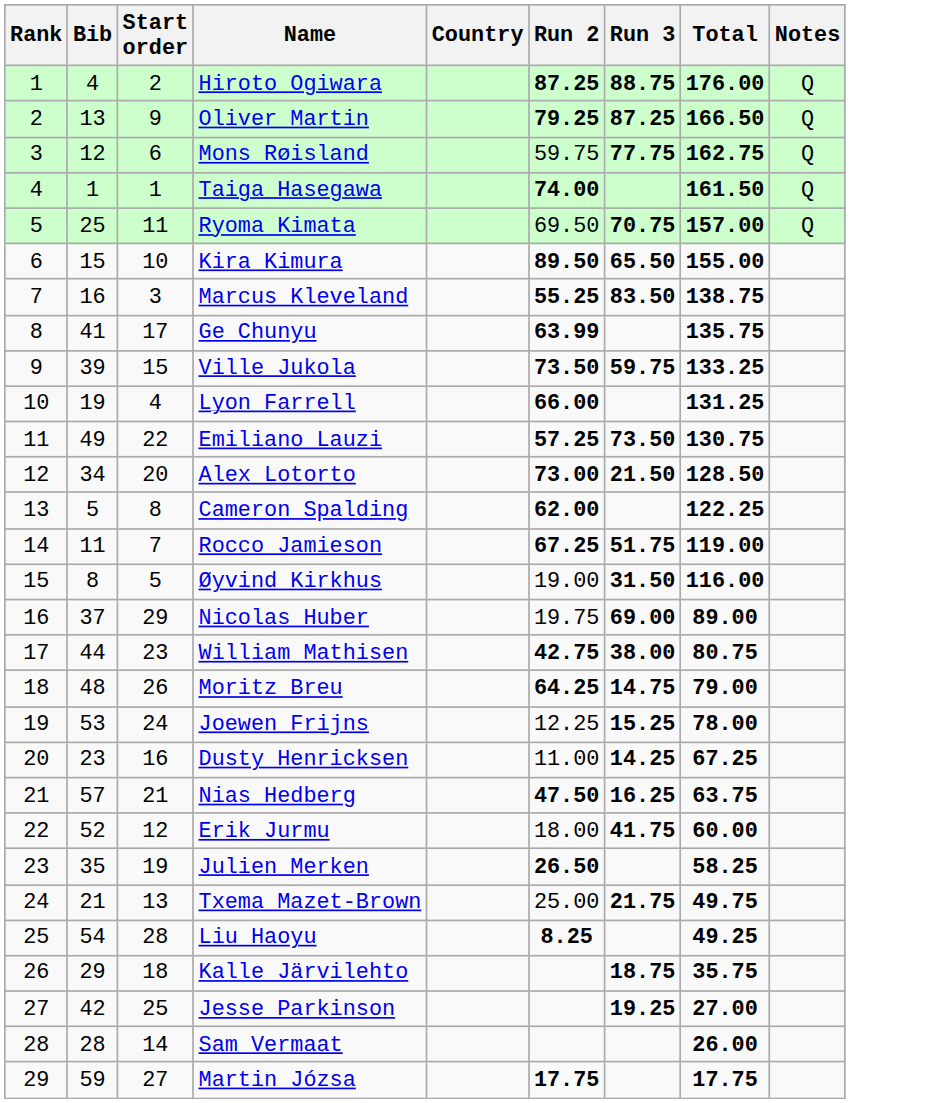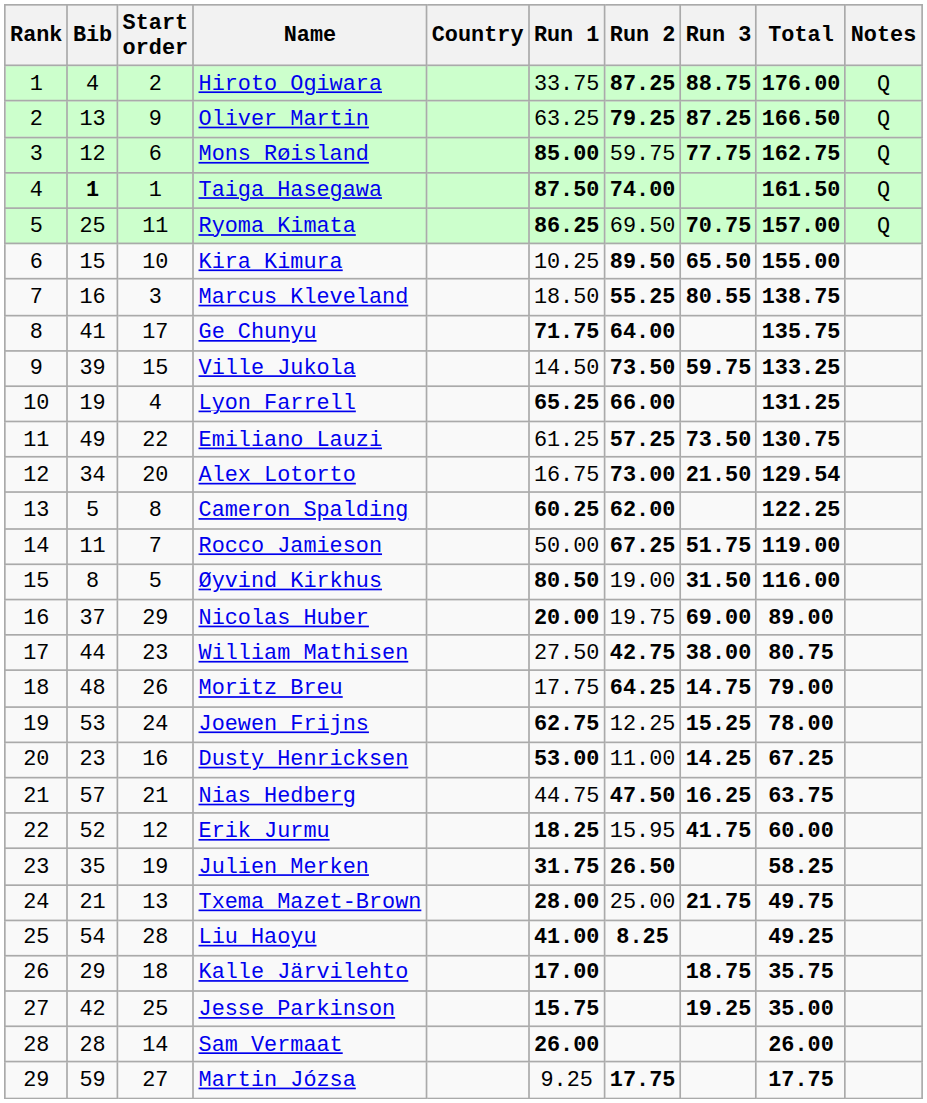+ column: (567, 35)
(93, 190) normal -> (93, 190) bold
(643, 297) 83.50 -> (719, 297) 80.55
(567, 333) 63.99 -> (643, 333) 64.00
(725, 475) 128.50 -> (801, 475) 129.54
(567, 831) 18.00 -> (643, 831) 15.95
(725, 1009) 27.00 -> (801, 1009) 35.00
